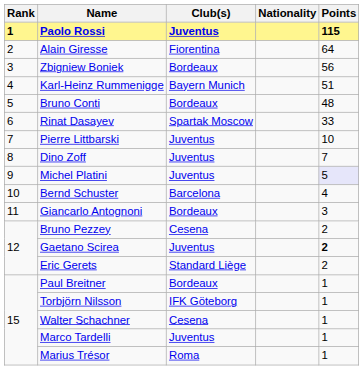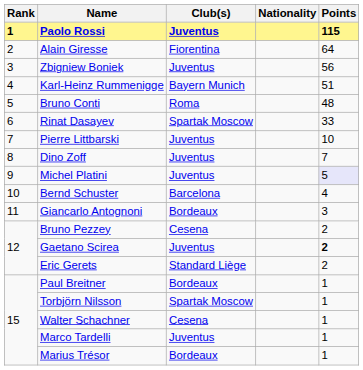(193, 67) Bordeaux -> (192, 67) Juventus
(193, 103) Bordeaux -> (184, 103) Roma
(203, 301) IFK Göteborg -> (211, 301) Spartak Moscow
(184, 355) Roma -> (193, 355) Bordeaux
